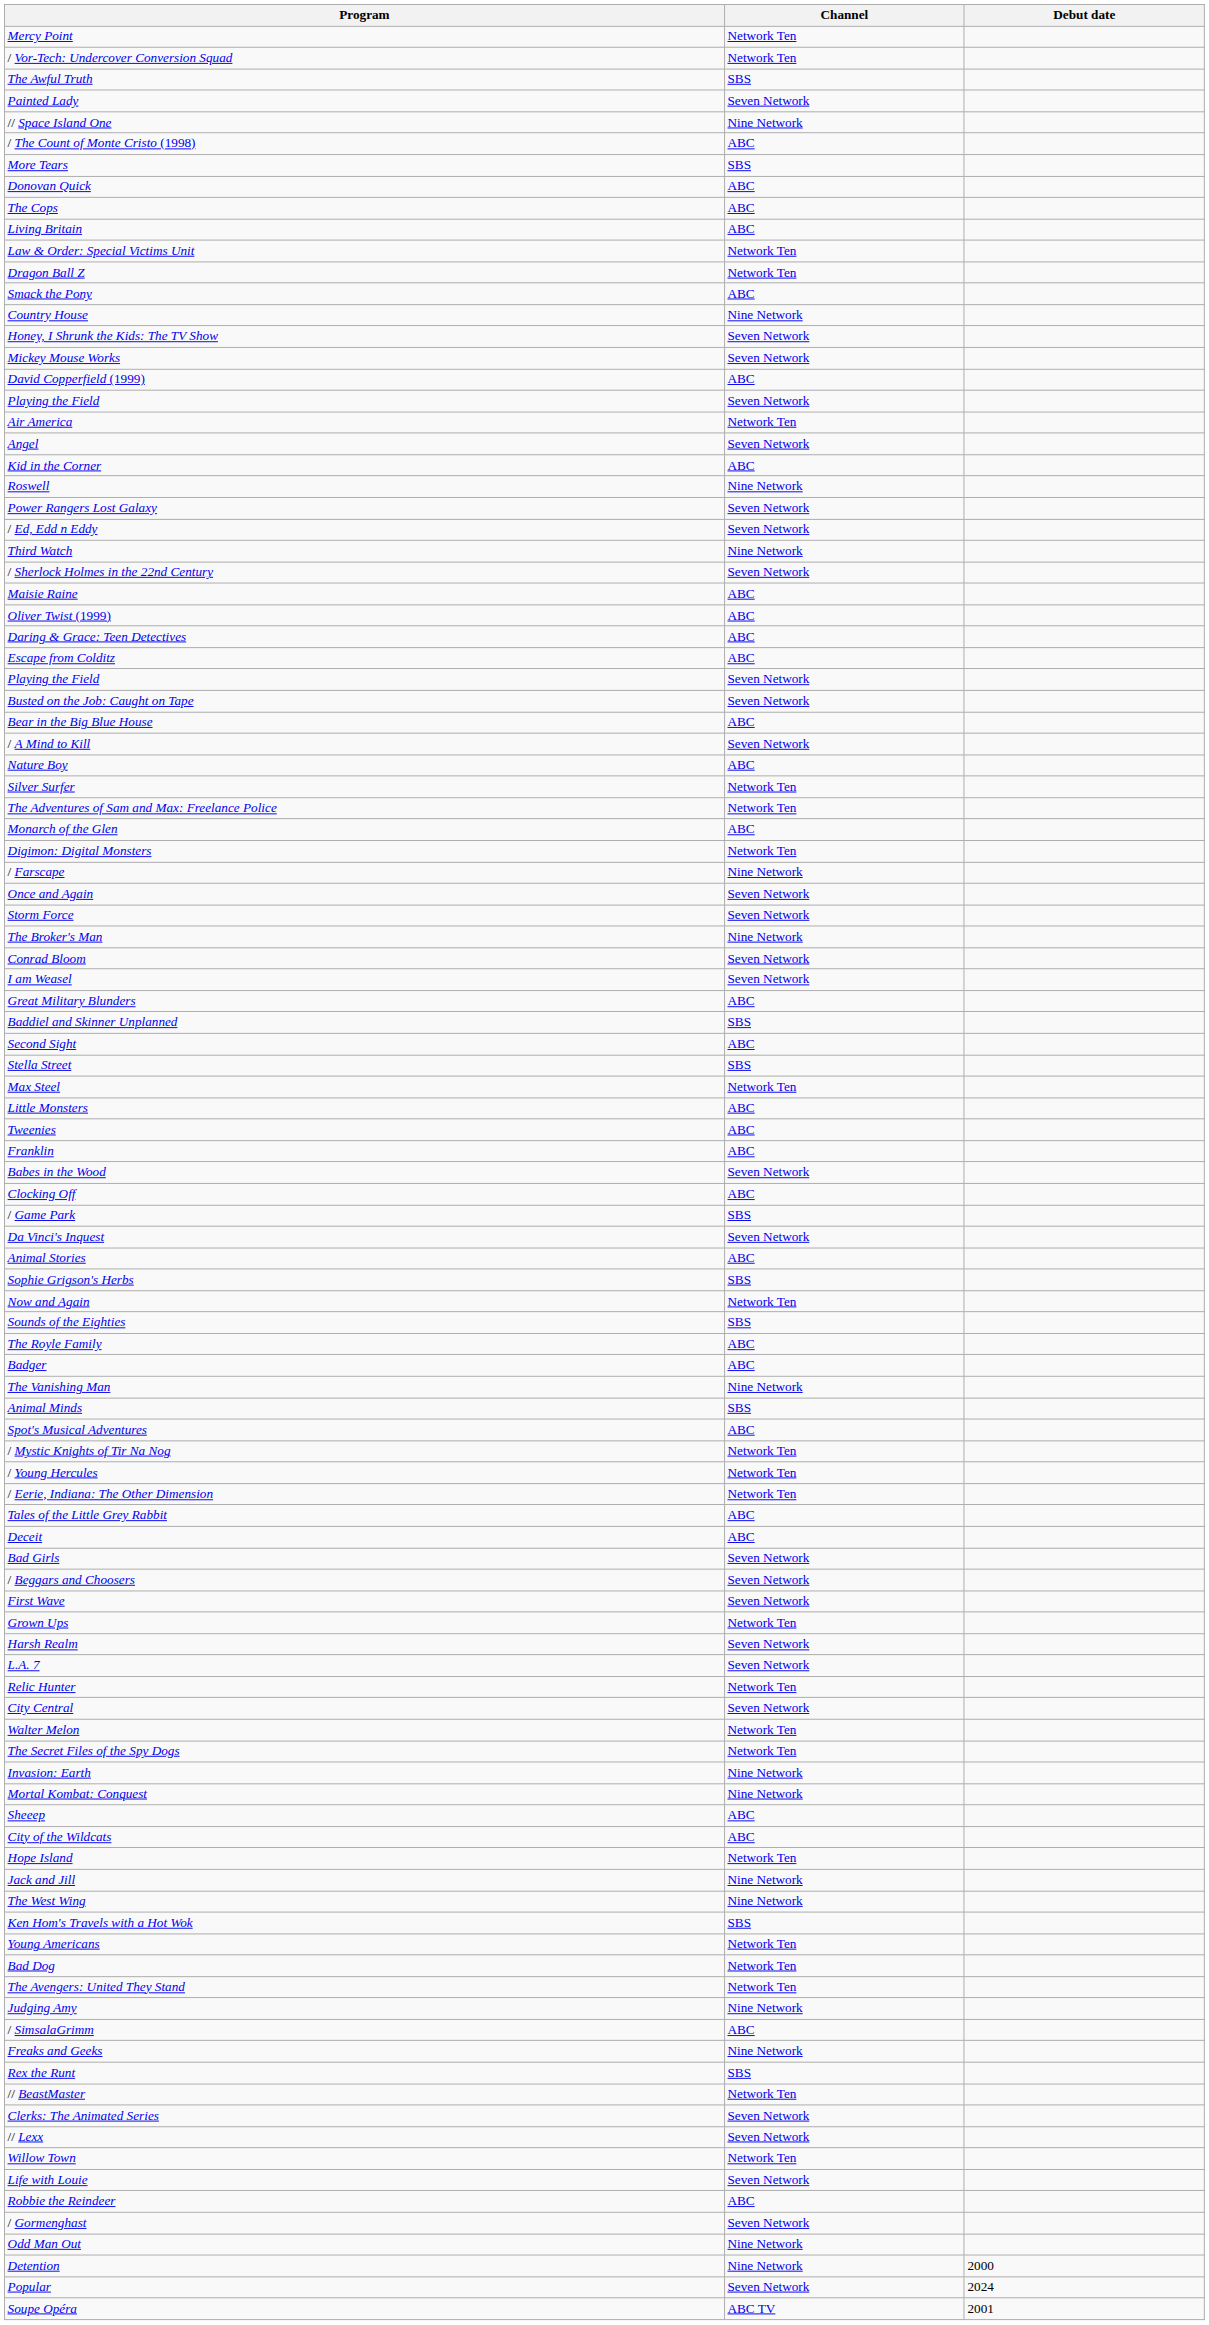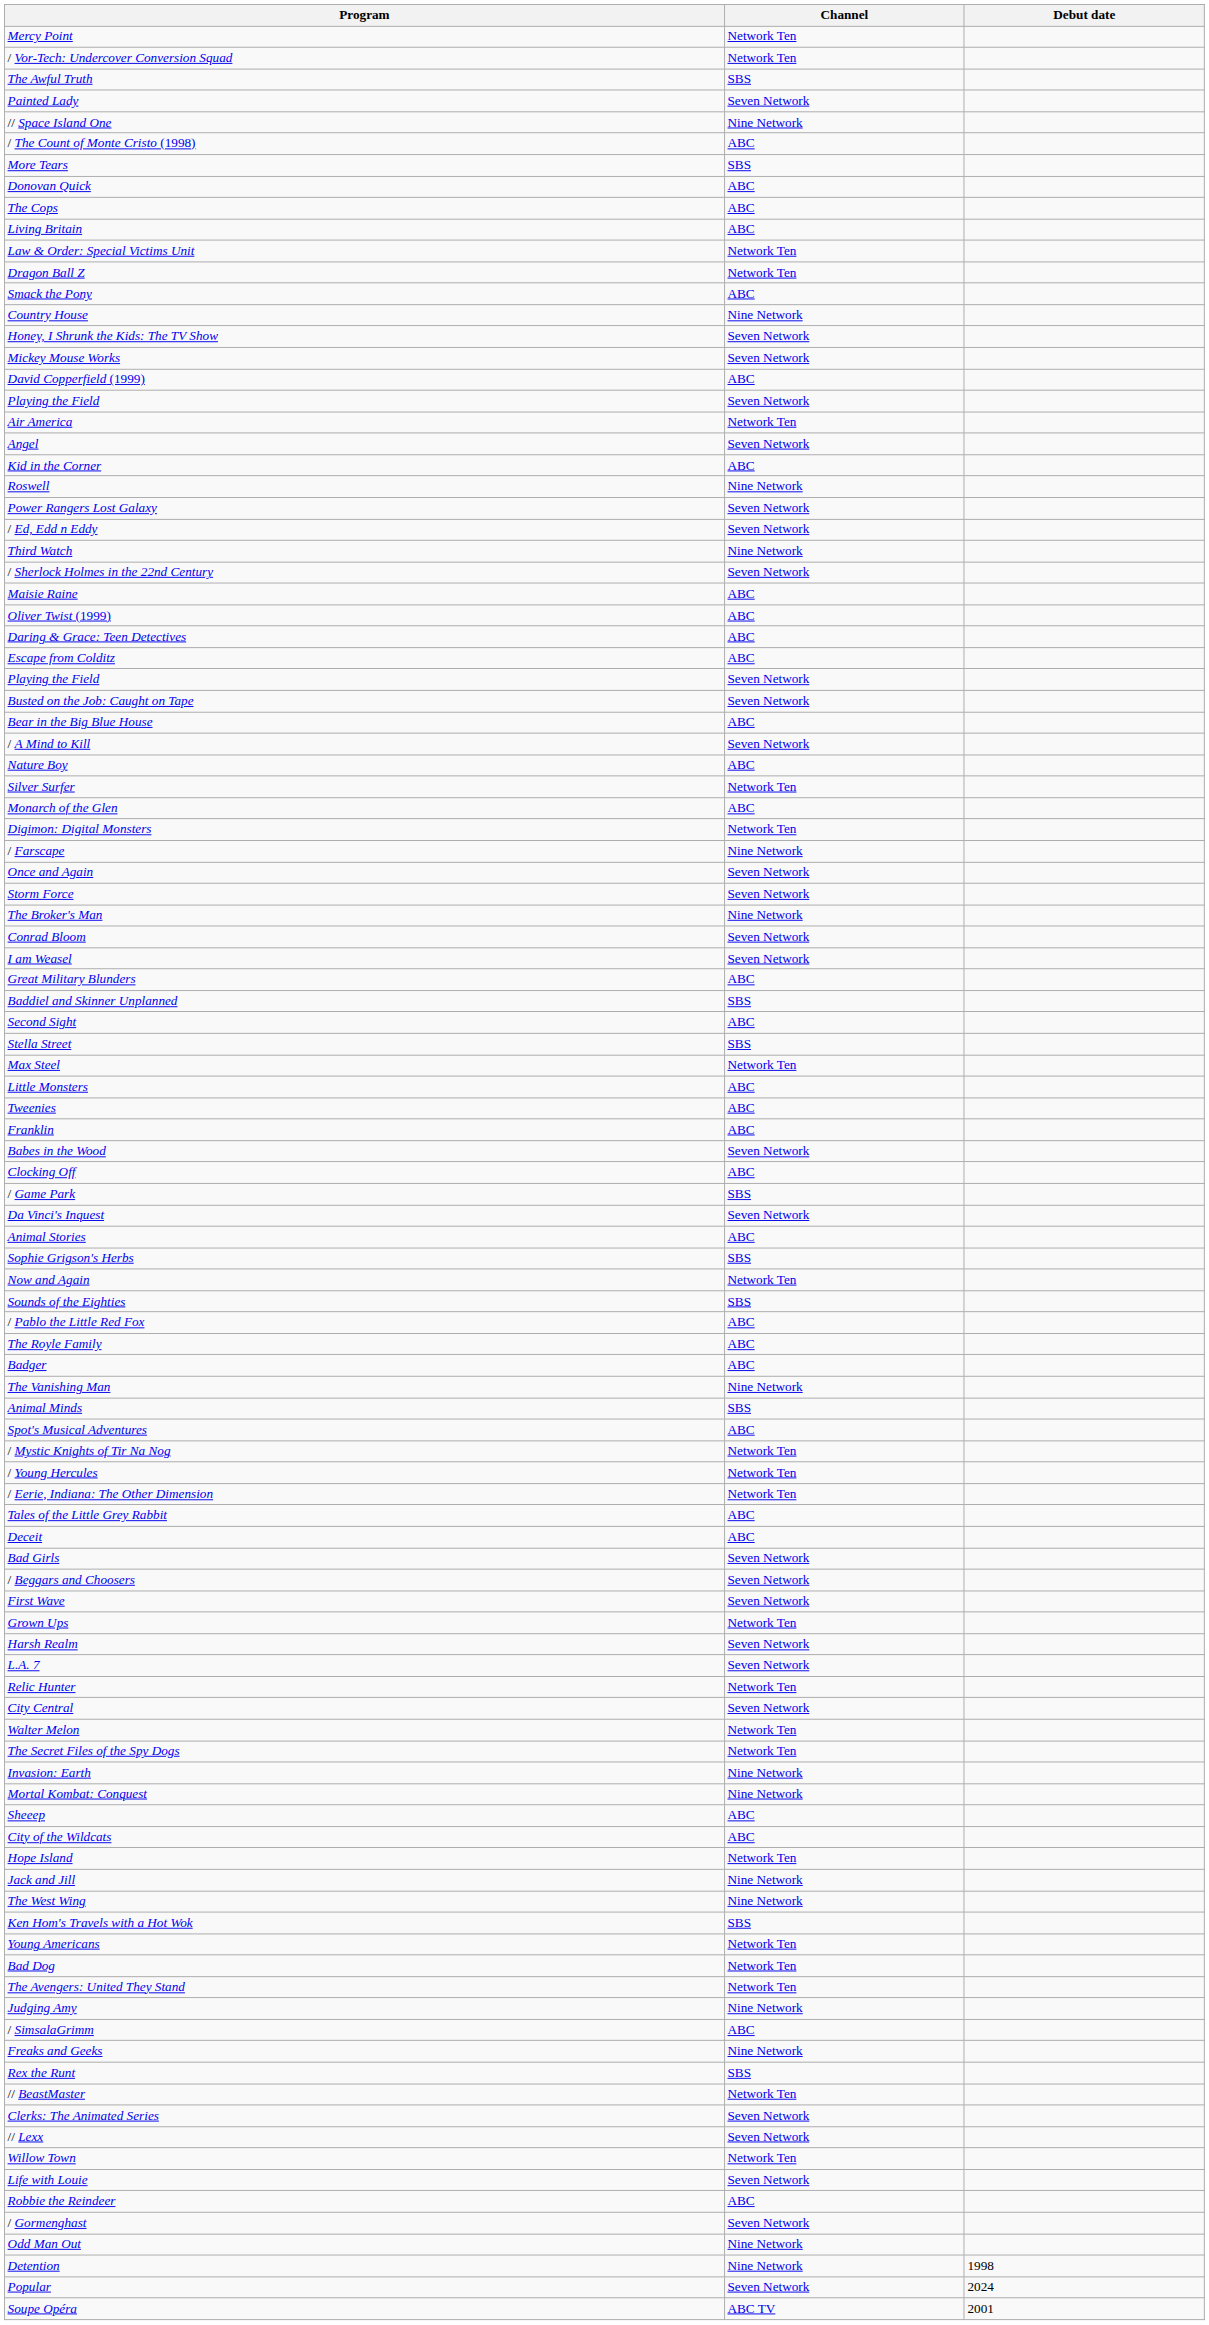- row: (142, 808)
+ row: (76, 1322)
(981, 2265) 2000 -> (981, 2265) 1998
